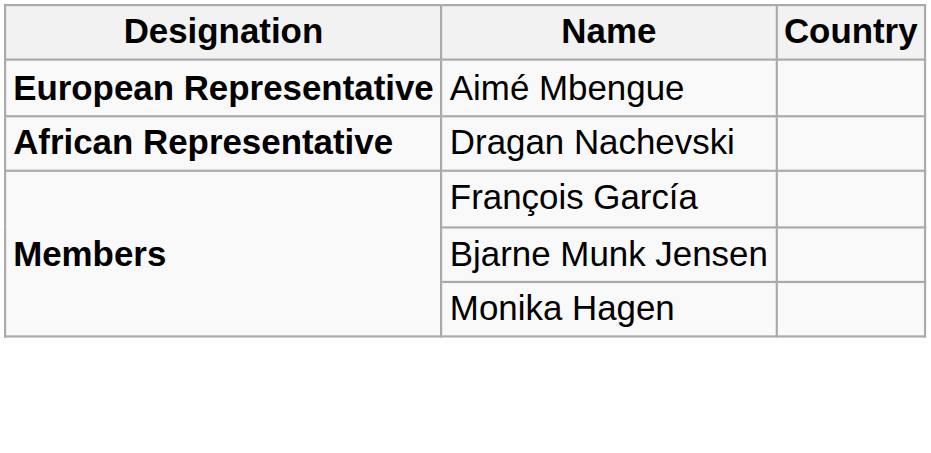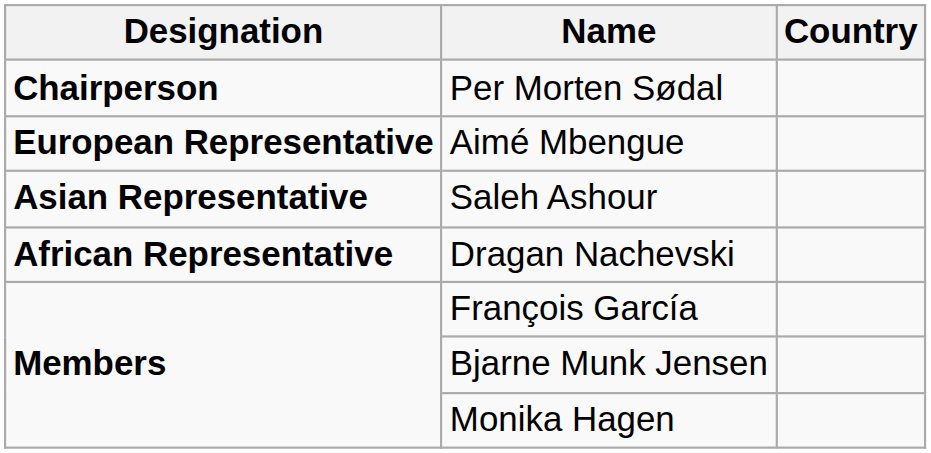+ row: (587, 87)
+ row: (554, 198)
